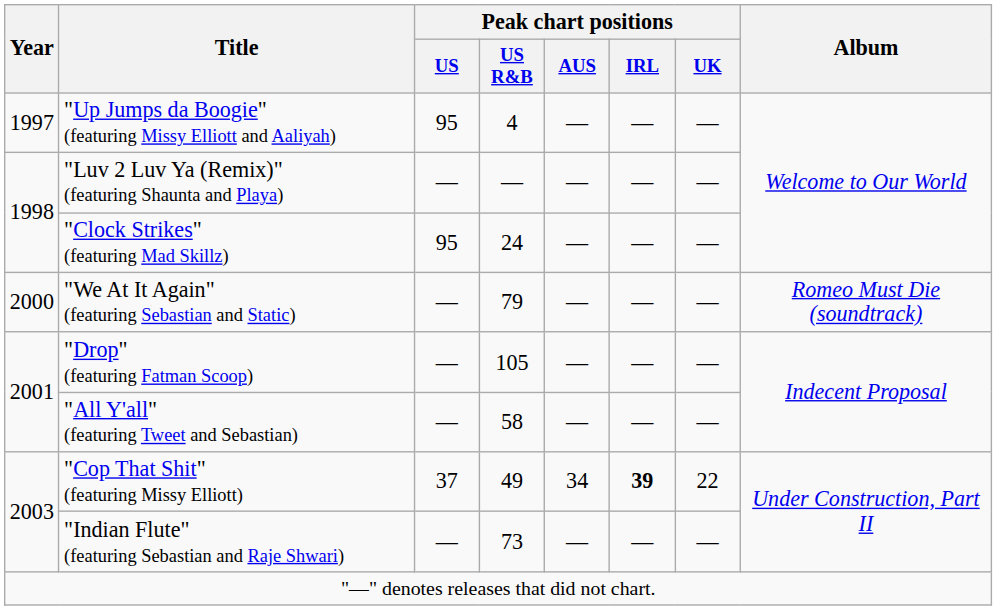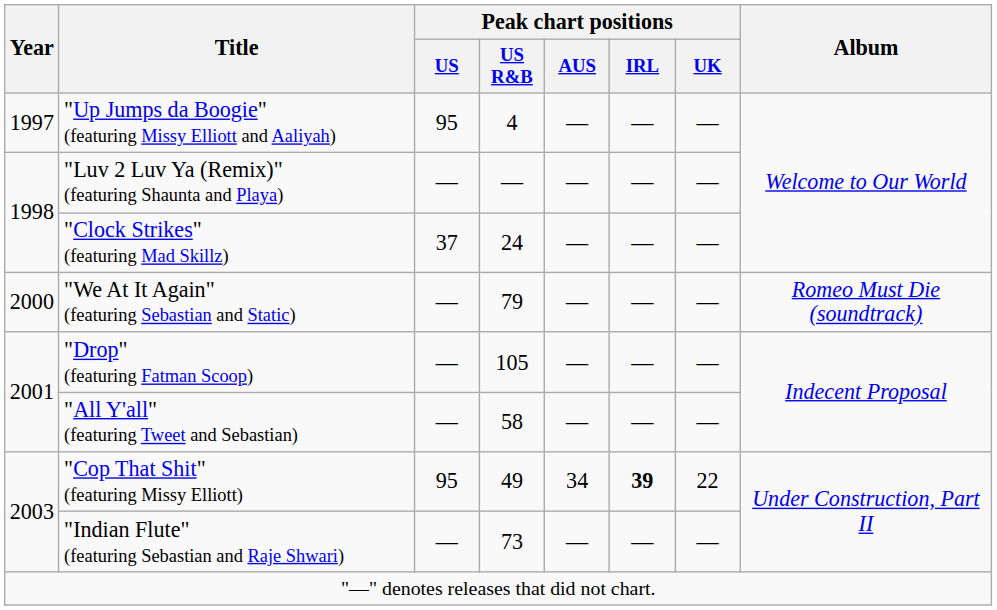(447, 242) 95 -> (447, 242) 37
(447, 481) 37 -> (447, 481) 95
